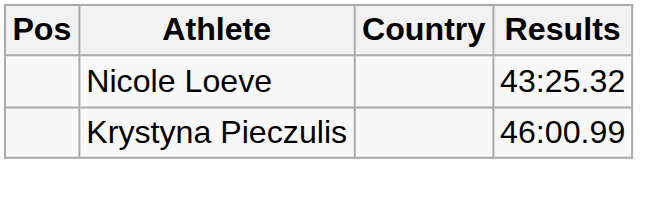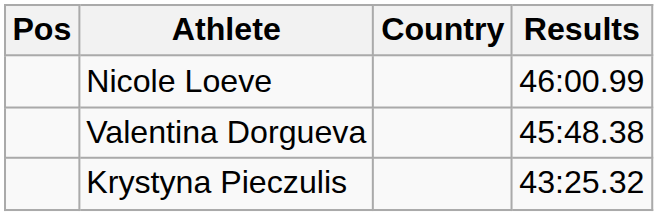(563, 81) 43:25.32 -> (582, 81) 46:00.99
+ row: (226, 132)
(563, 132) 46:00.99 -> (582, 183) 43:25.32
